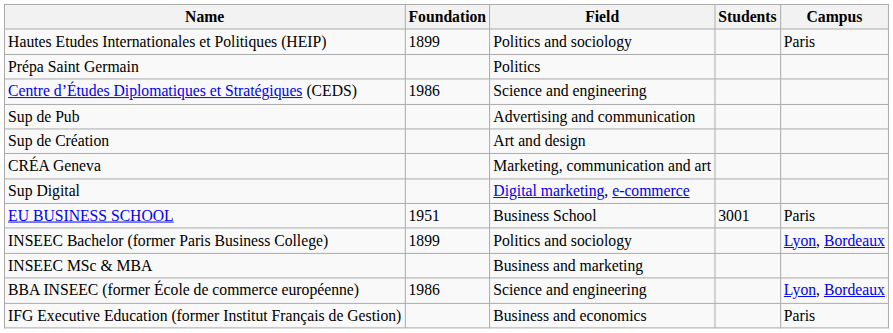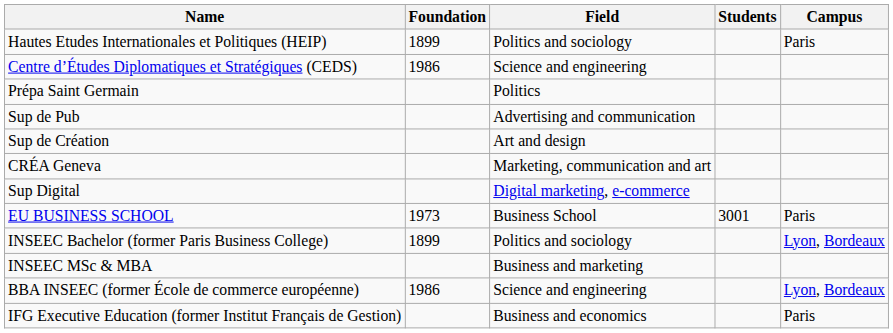rows swapped: (183, 91) <-> (73, 66)
(424, 215) 1951 -> (424, 215) 1973
